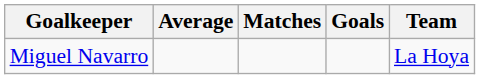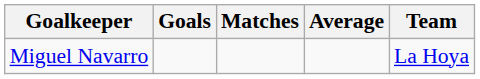columns swapped: (358, 21) <-> (196, 21)
